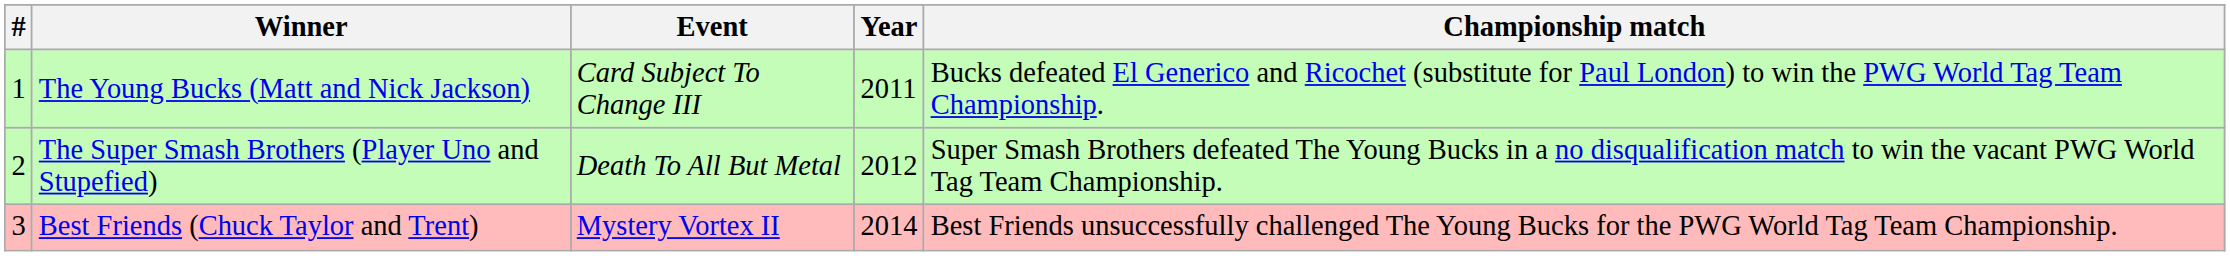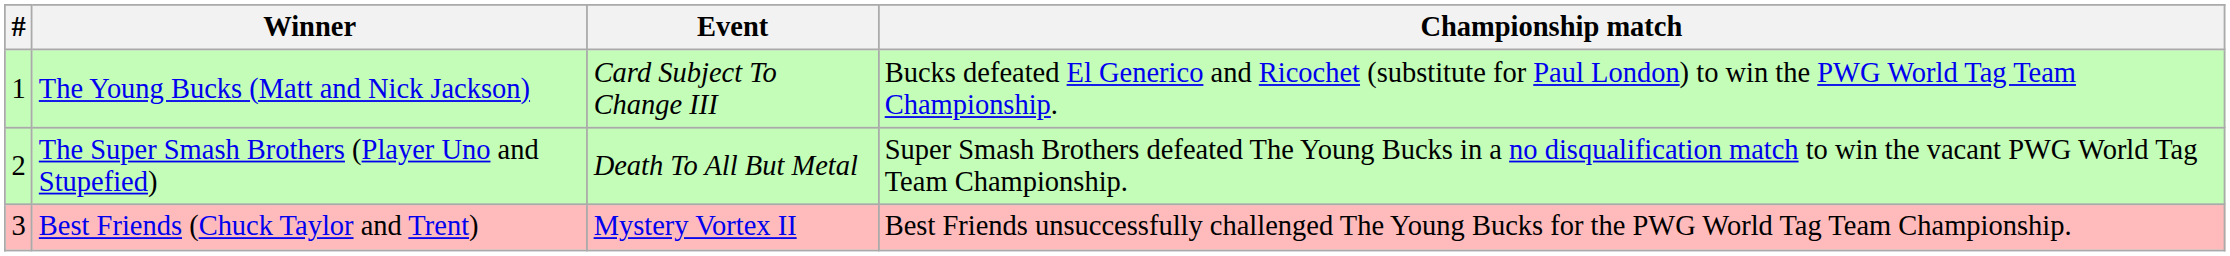- column: (889, 27)
